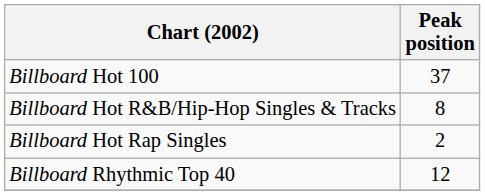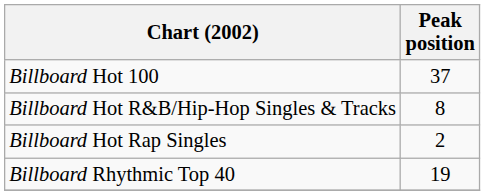(440, 173) 12 -> (440, 173) 19
